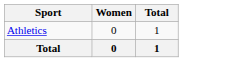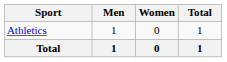+ column: (114, 13)
